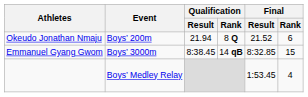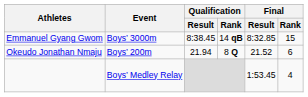rows swapped: (54, 39) <-> (55, 52)
